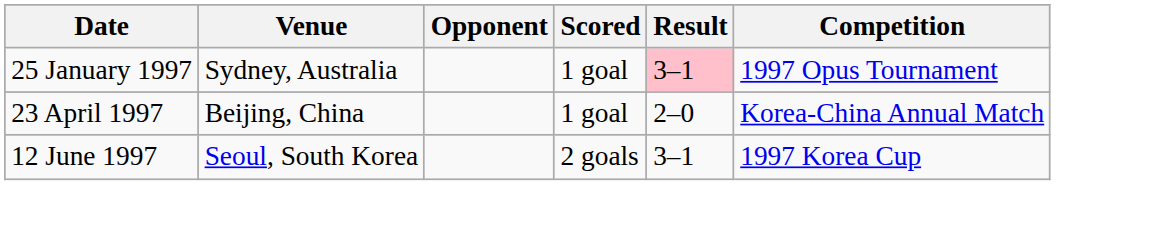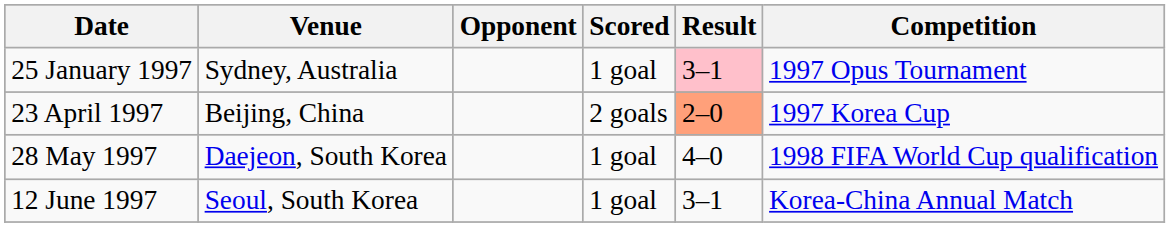(594, 112) 1 goal -> (628, 112) 2 goals
(674, 112) no background -> (703, 112) lightsalmon background
(892, 112) Korea-China Annual Match -> (860, 112) 1997 Korea Cup
+ row: (84, 156)
(600, 156) 2 goals -> (623, 199) 1 goal
(831, 156) 1997 Korea Cup -> (921, 199) Korea-China Annual Match
